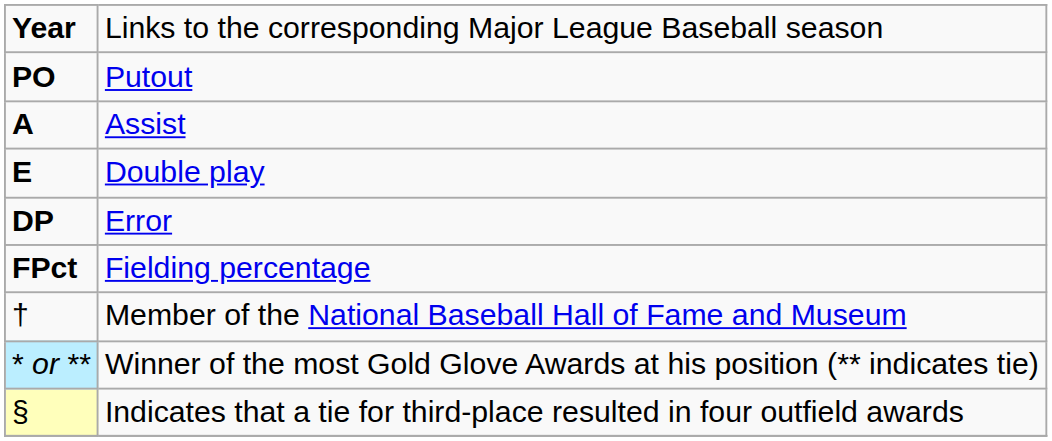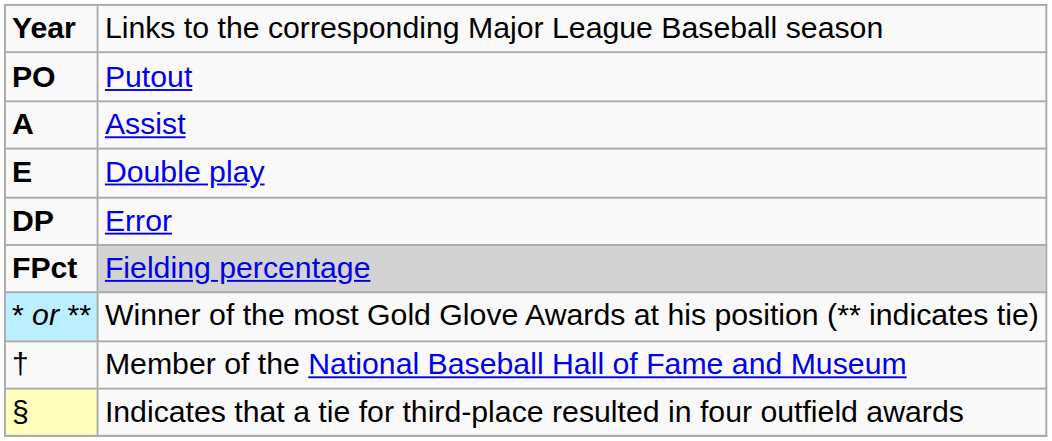(238, 268) no background -> (238, 268) lightgrey background
rows swapped: (51, 364) <-> (20, 316)
